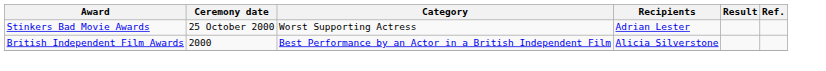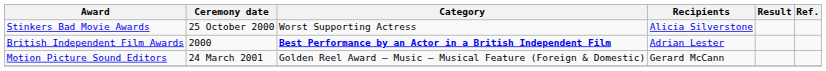(653, 28) Adrian Lester -> (701, 28) Alicia Silverstone
(445, 43) normal -> (445, 43) bold
(667, 43) Alicia Silverstone -> (687, 43) Adrian Lester
+ row: (87, 58)
